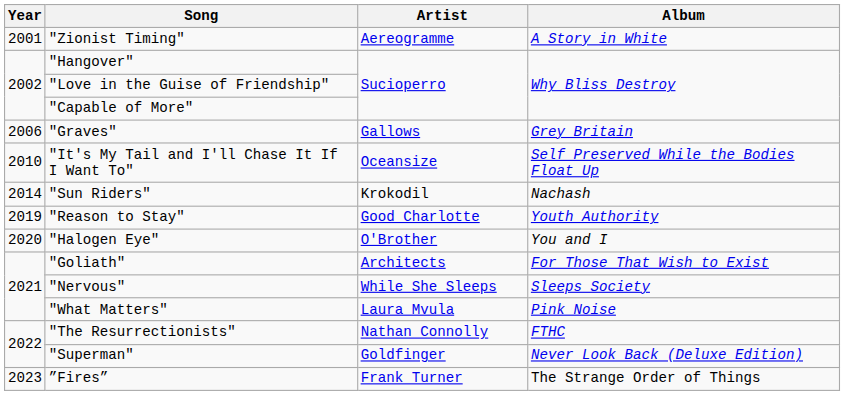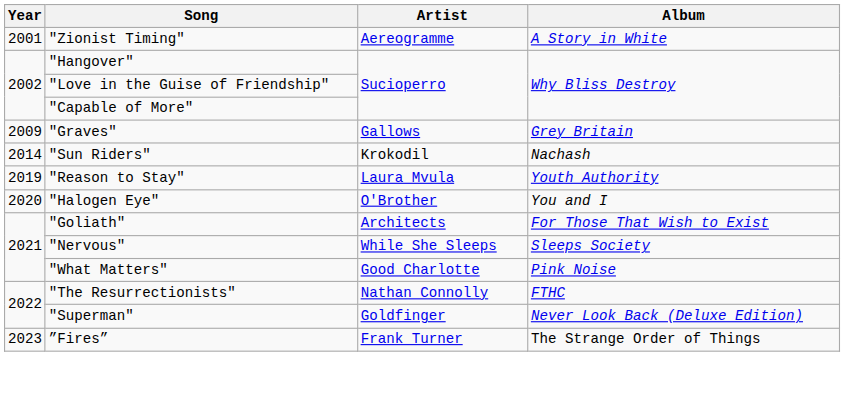(25, 132) 2006 -> (25, 132) 2009
- row: (193, 163)
(420, 217) Good Charlotte -> (407, 178) Laura Mvula
(407, 310) Laura Mvula -> (420, 270) Good Charlotte
